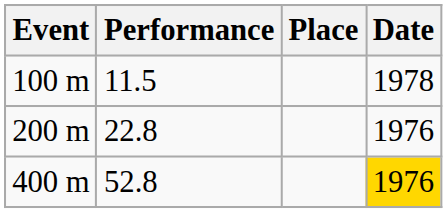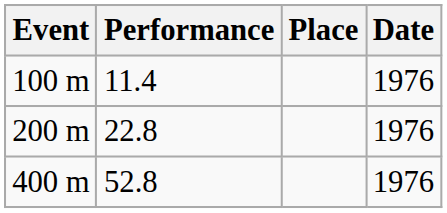(130, 80) 11.5 -> (130, 80) 11.4
(403, 80) 1978 -> (403, 80) 1976
(403, 181) gold background -> (403, 181) no background
